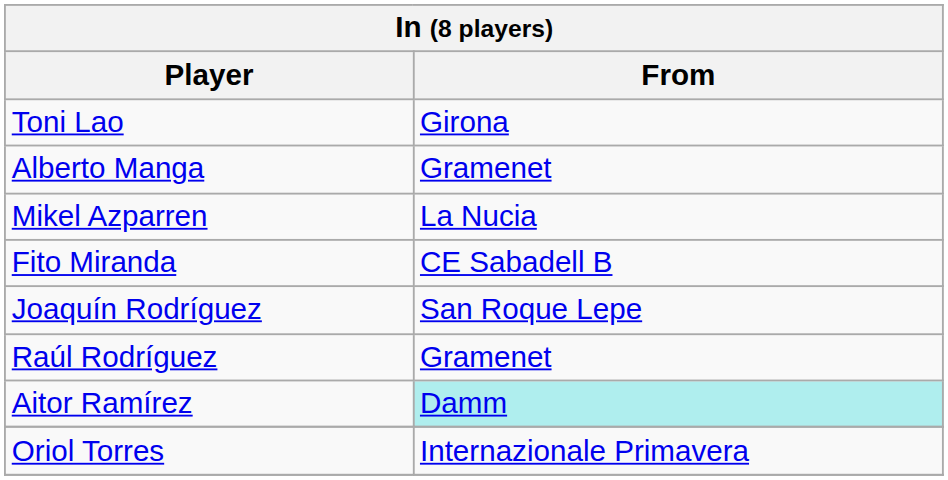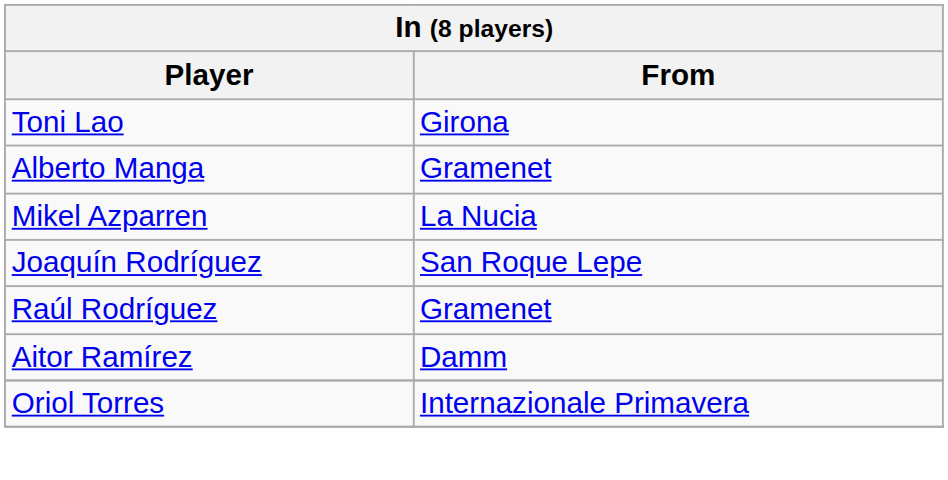- row: (94, 262)
(464, 403) paleturquoise background -> (464, 356) no background
